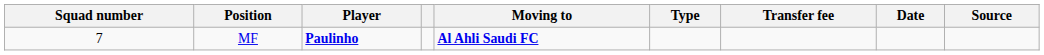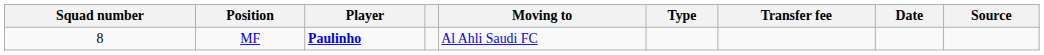(99, 38) 7 -> (100, 38) 8
(488, 38) bold -> (490, 38) normal
